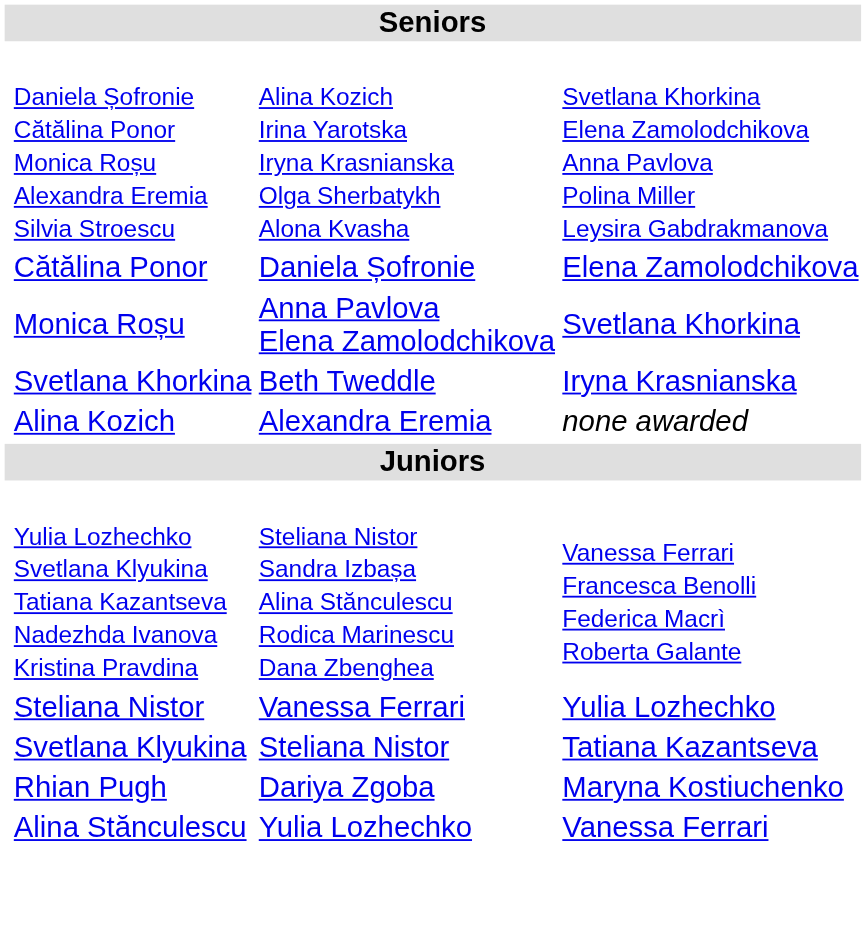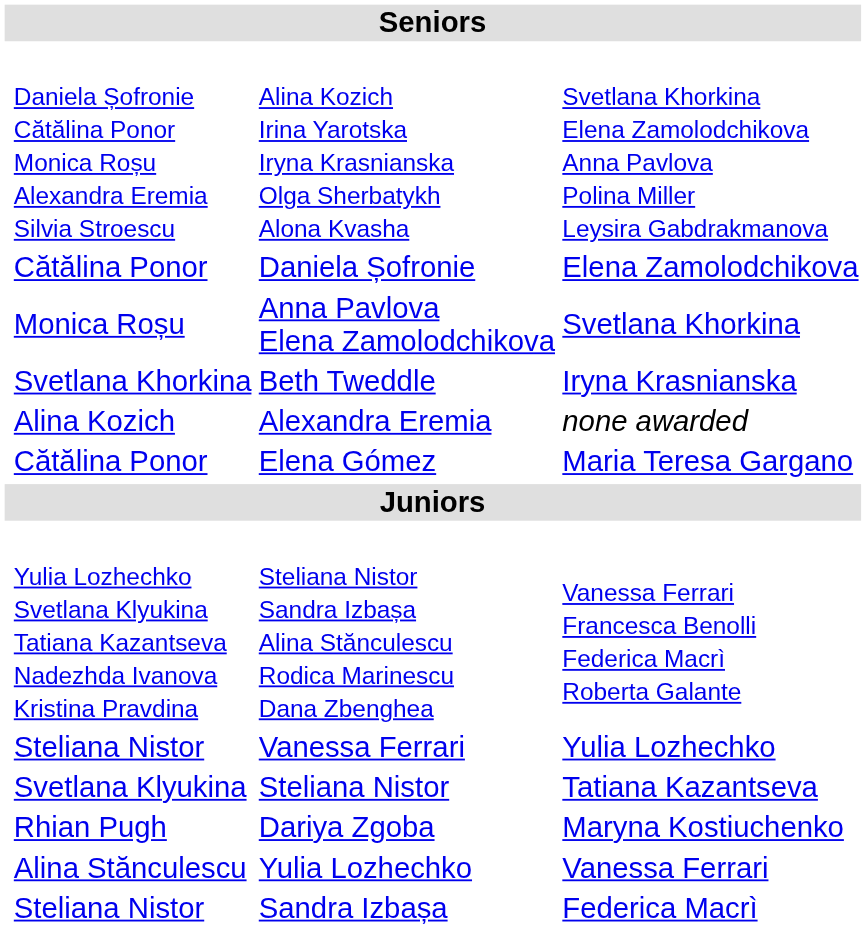+ row: (347, 461)
+ row: (353, 908)
